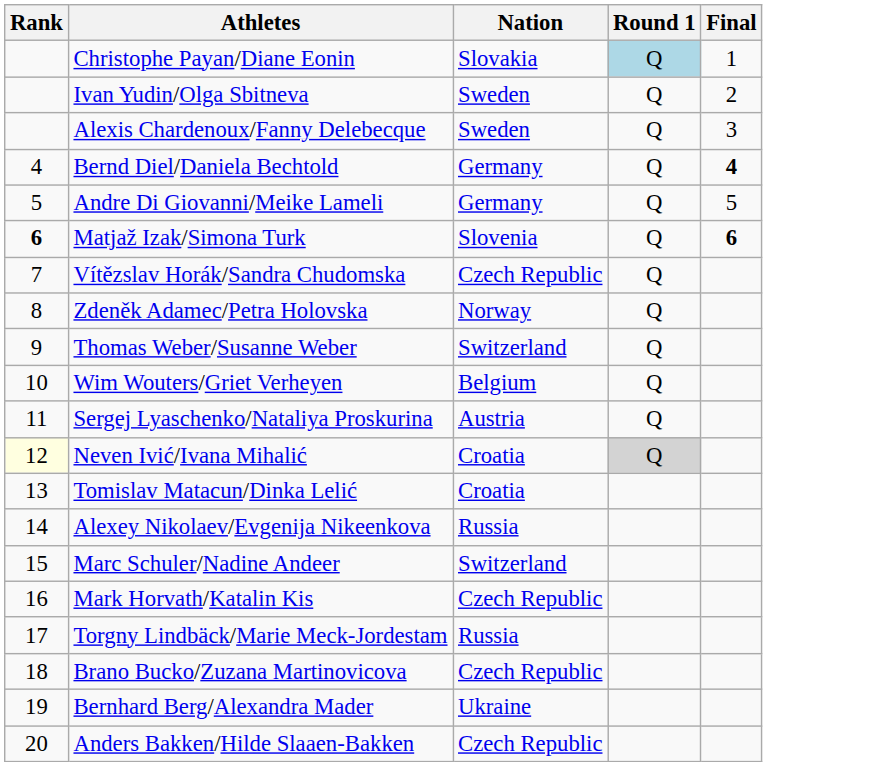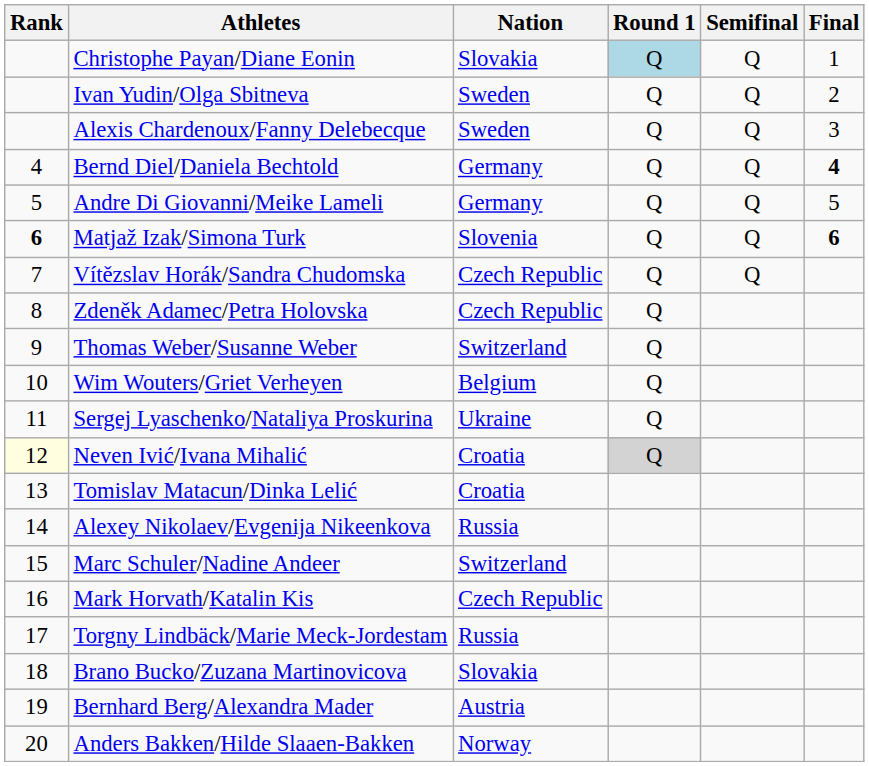+ column: (752, 22)
(495, 310) Norway -> (530, 310) Czech Republic
(491, 418) Austria -> (495, 418) Ukraine
(530, 671) Czech Republic -> (498, 671) Slovakia
(495, 707) Ukraine -> (491, 707) Austria
(530, 743) Czech Republic -> (495, 743) Norway
